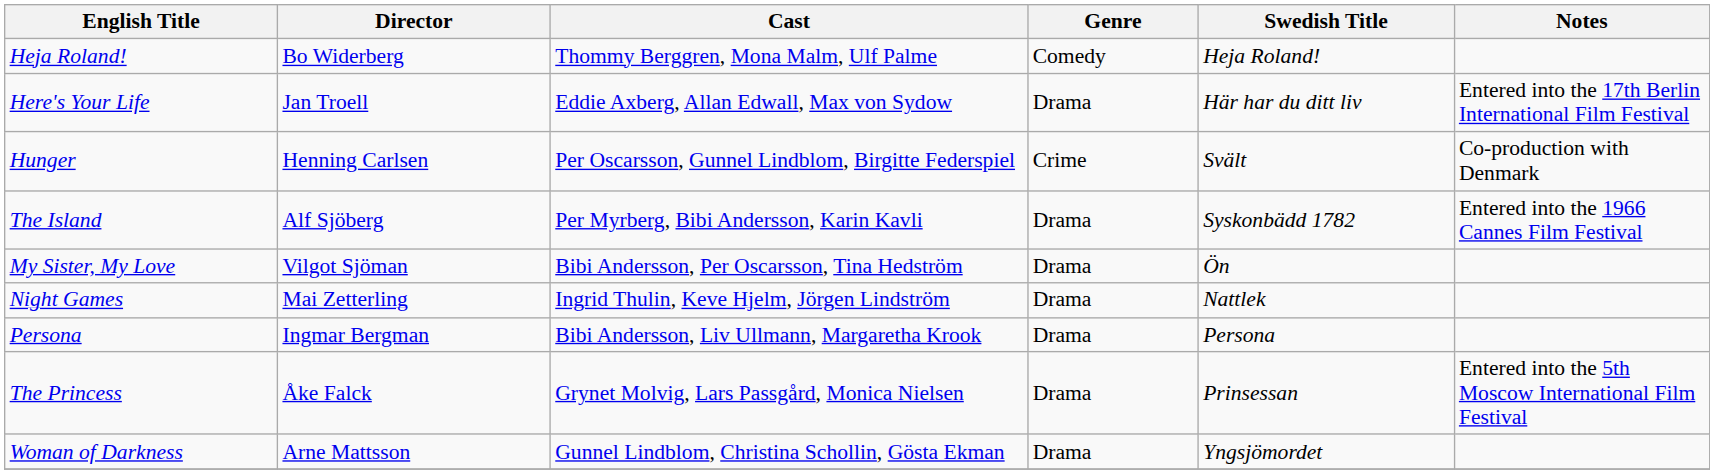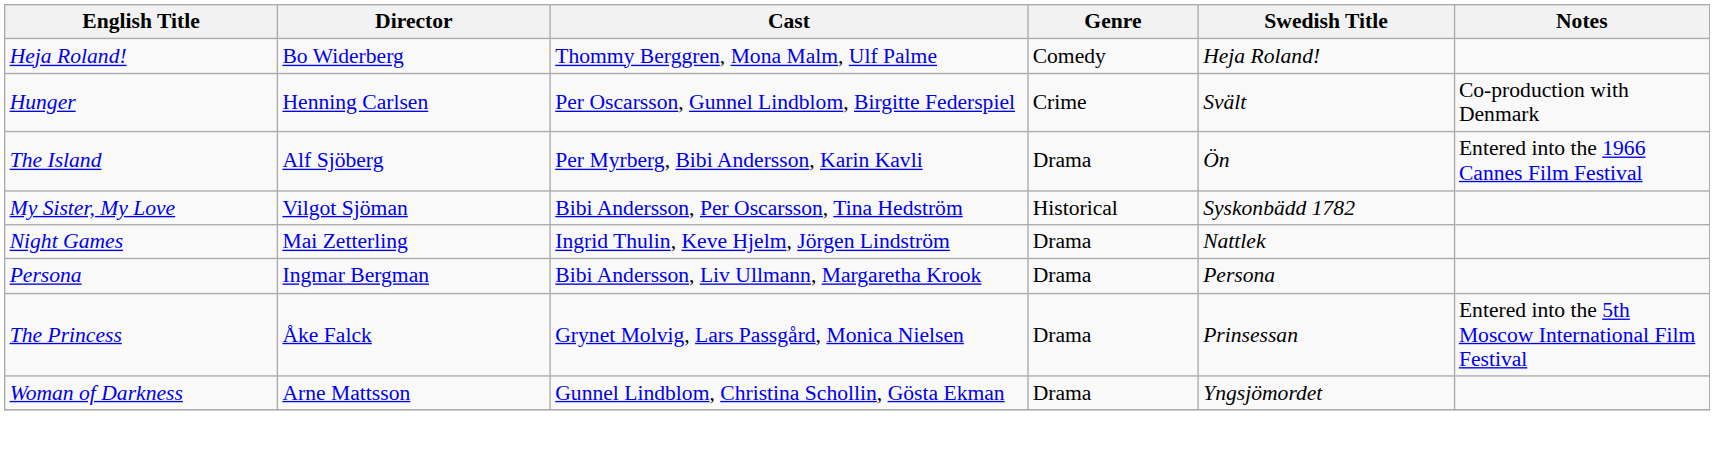- row: (80, 102)
(1279, 219) Syskonbädd 1782 -> (1216, 160) Ön
(1062, 265) Drama -> (1075, 207) Historical
(1216, 265) Ön -> (1279, 207) Syskonbädd 1782
